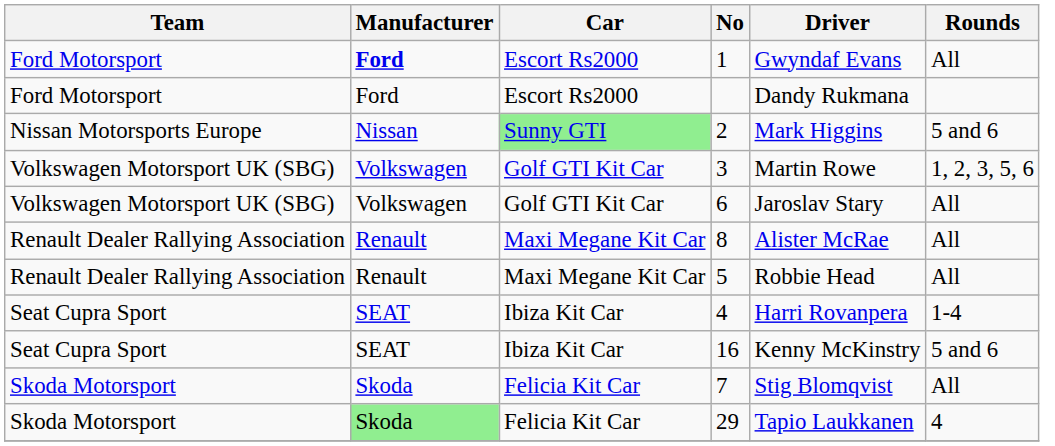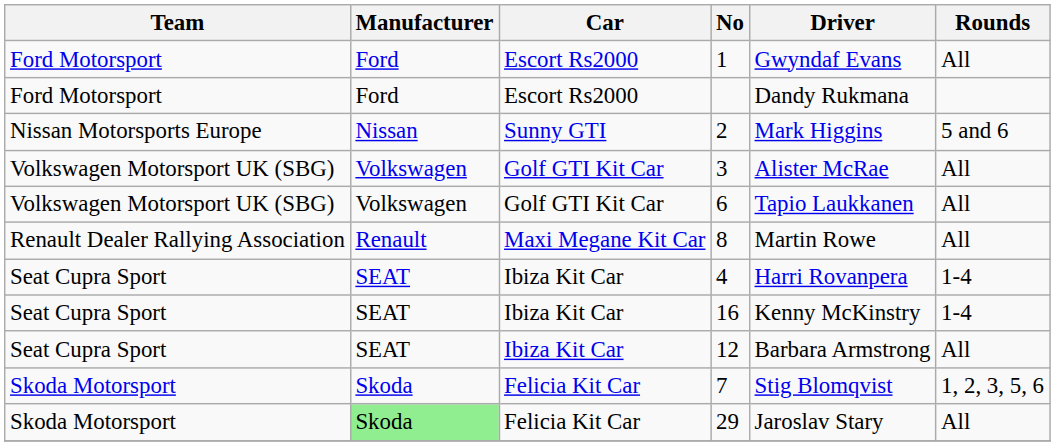(380, 58) bold -> (377, 58) normal
(555, 131) lightgreen background -> (555, 131) no background
(815, 167) Martin Rowe -> (822, 167) Alister McRae
(982, 167) 1, 2, 3, 5, 6 -> (956, 167) All
(819, 204) Jaroslav Stary -> (834, 204) Tapio Laukkanen
(822, 240) Alister McRae -> (815, 240) Martin Rowe
- row: (177, 276)
(965, 349) 5 and 6 -> (956, 312) 1-4
+ row: (88, 349)
(946, 385) All -> (993, 385) 1, 2, 3, 5, 6
(834, 421) Tapio Laukkanen -> (819, 421) Jaroslav Stary
(937, 421) 4 -> (956, 421) All
